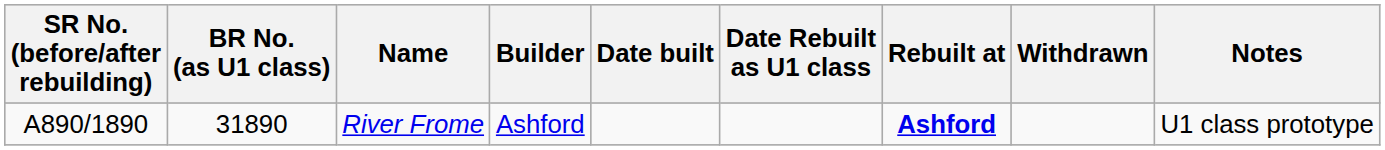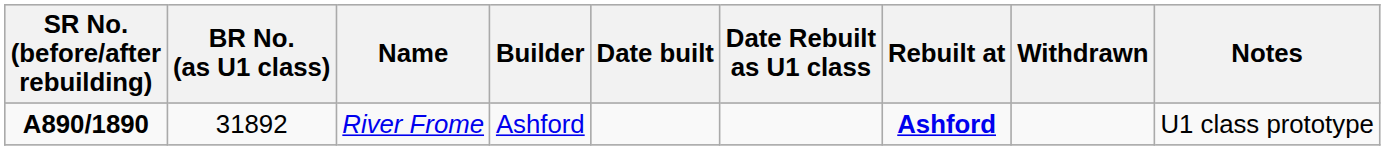(86, 123) normal -> (86, 123) bold
(252, 123) 31890 -> (252, 123) 31892
